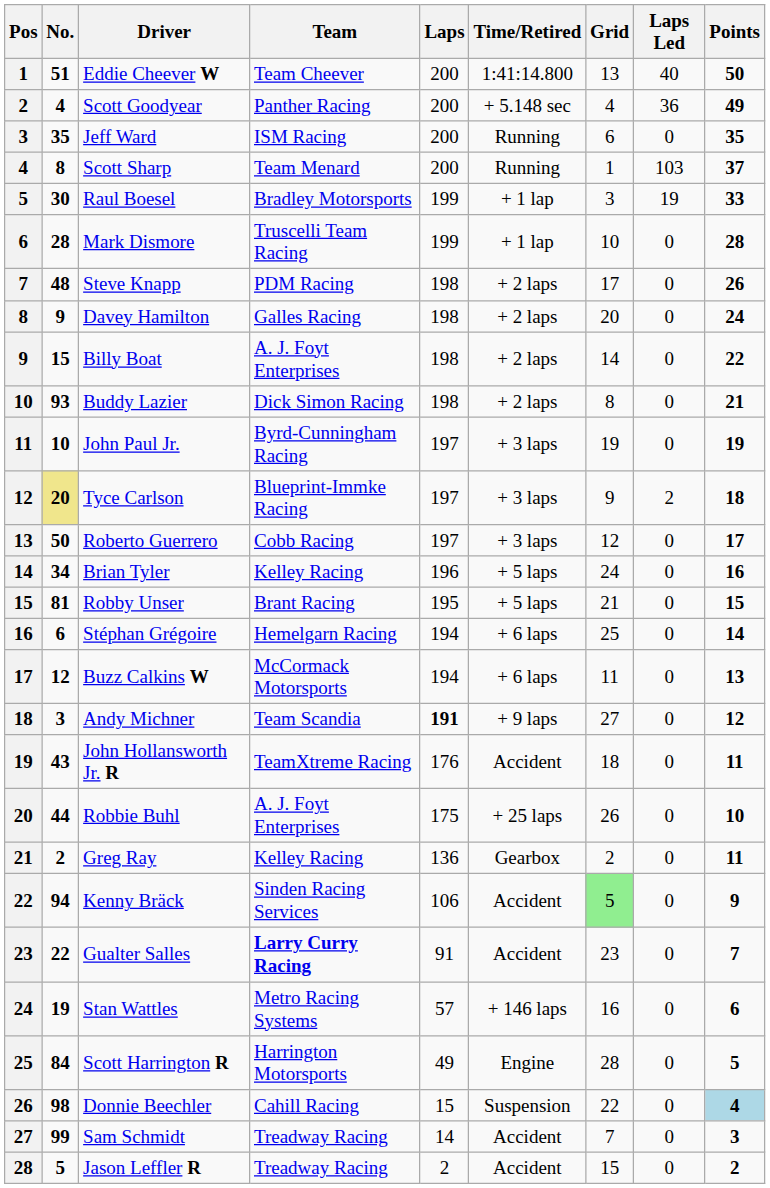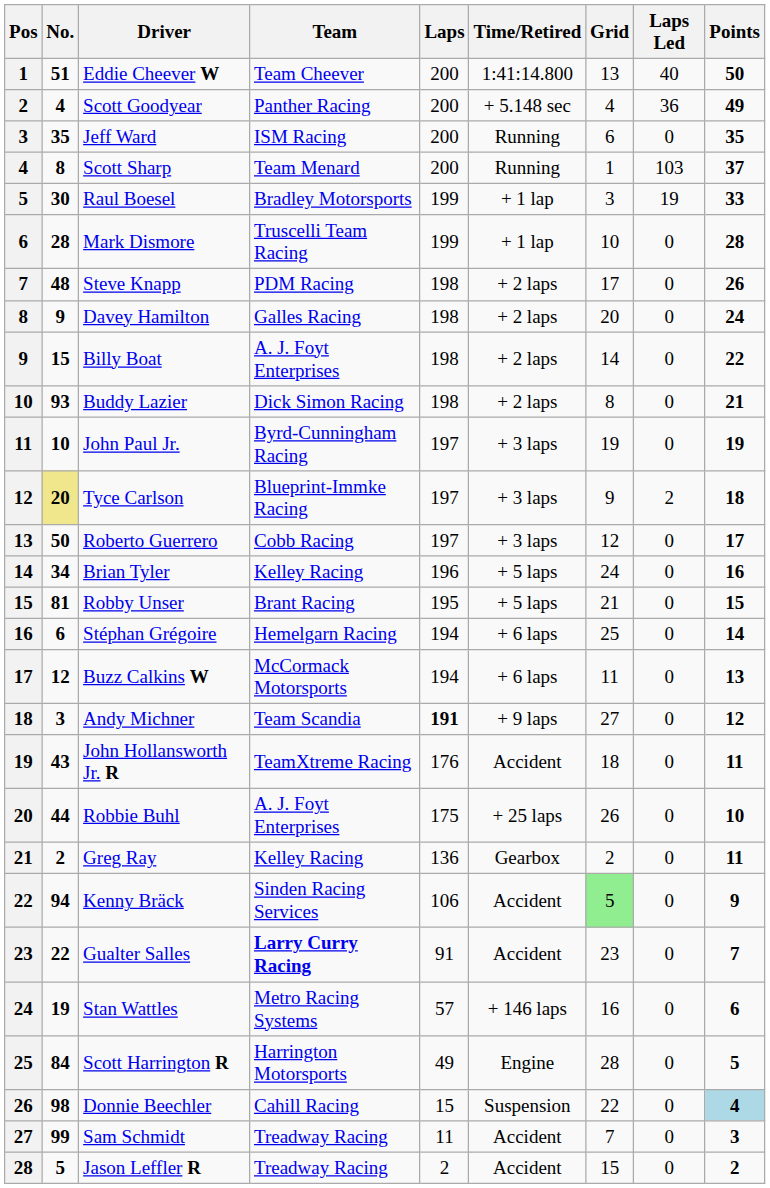(444, 1136) 14 -> (444, 1136) 11
